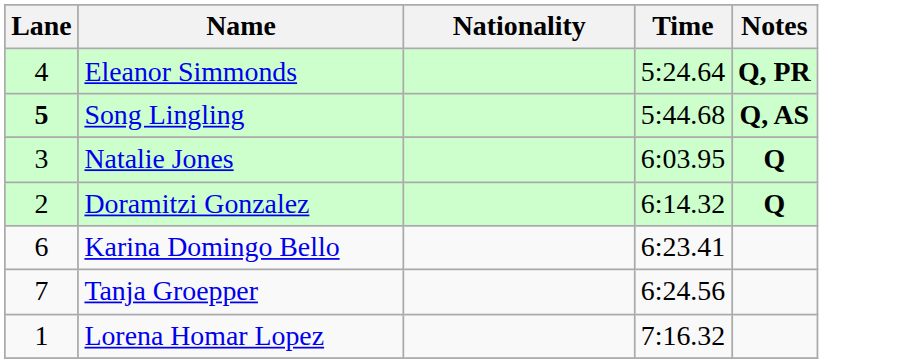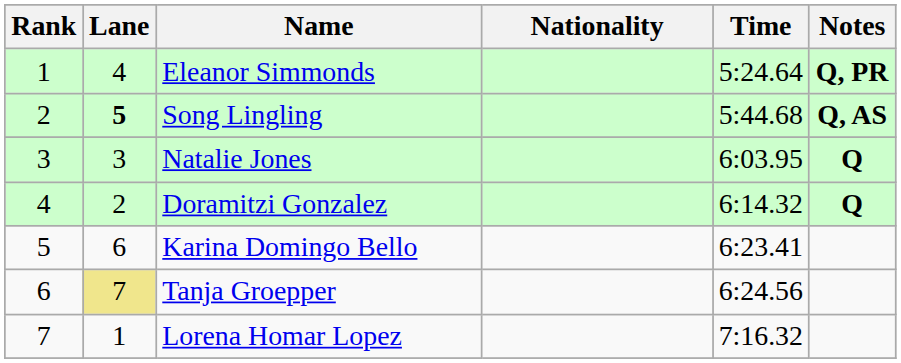+ column: (44, 26)
(41, 291) no background -> (119, 291) khaki background
